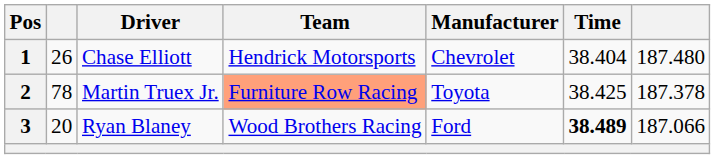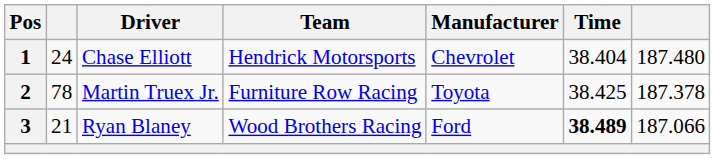(62, 56) 26 -> (62, 56) 24
(323, 91) lightsalmon background -> (323, 91) no background
(62, 126) 20 -> (62, 126) 21
